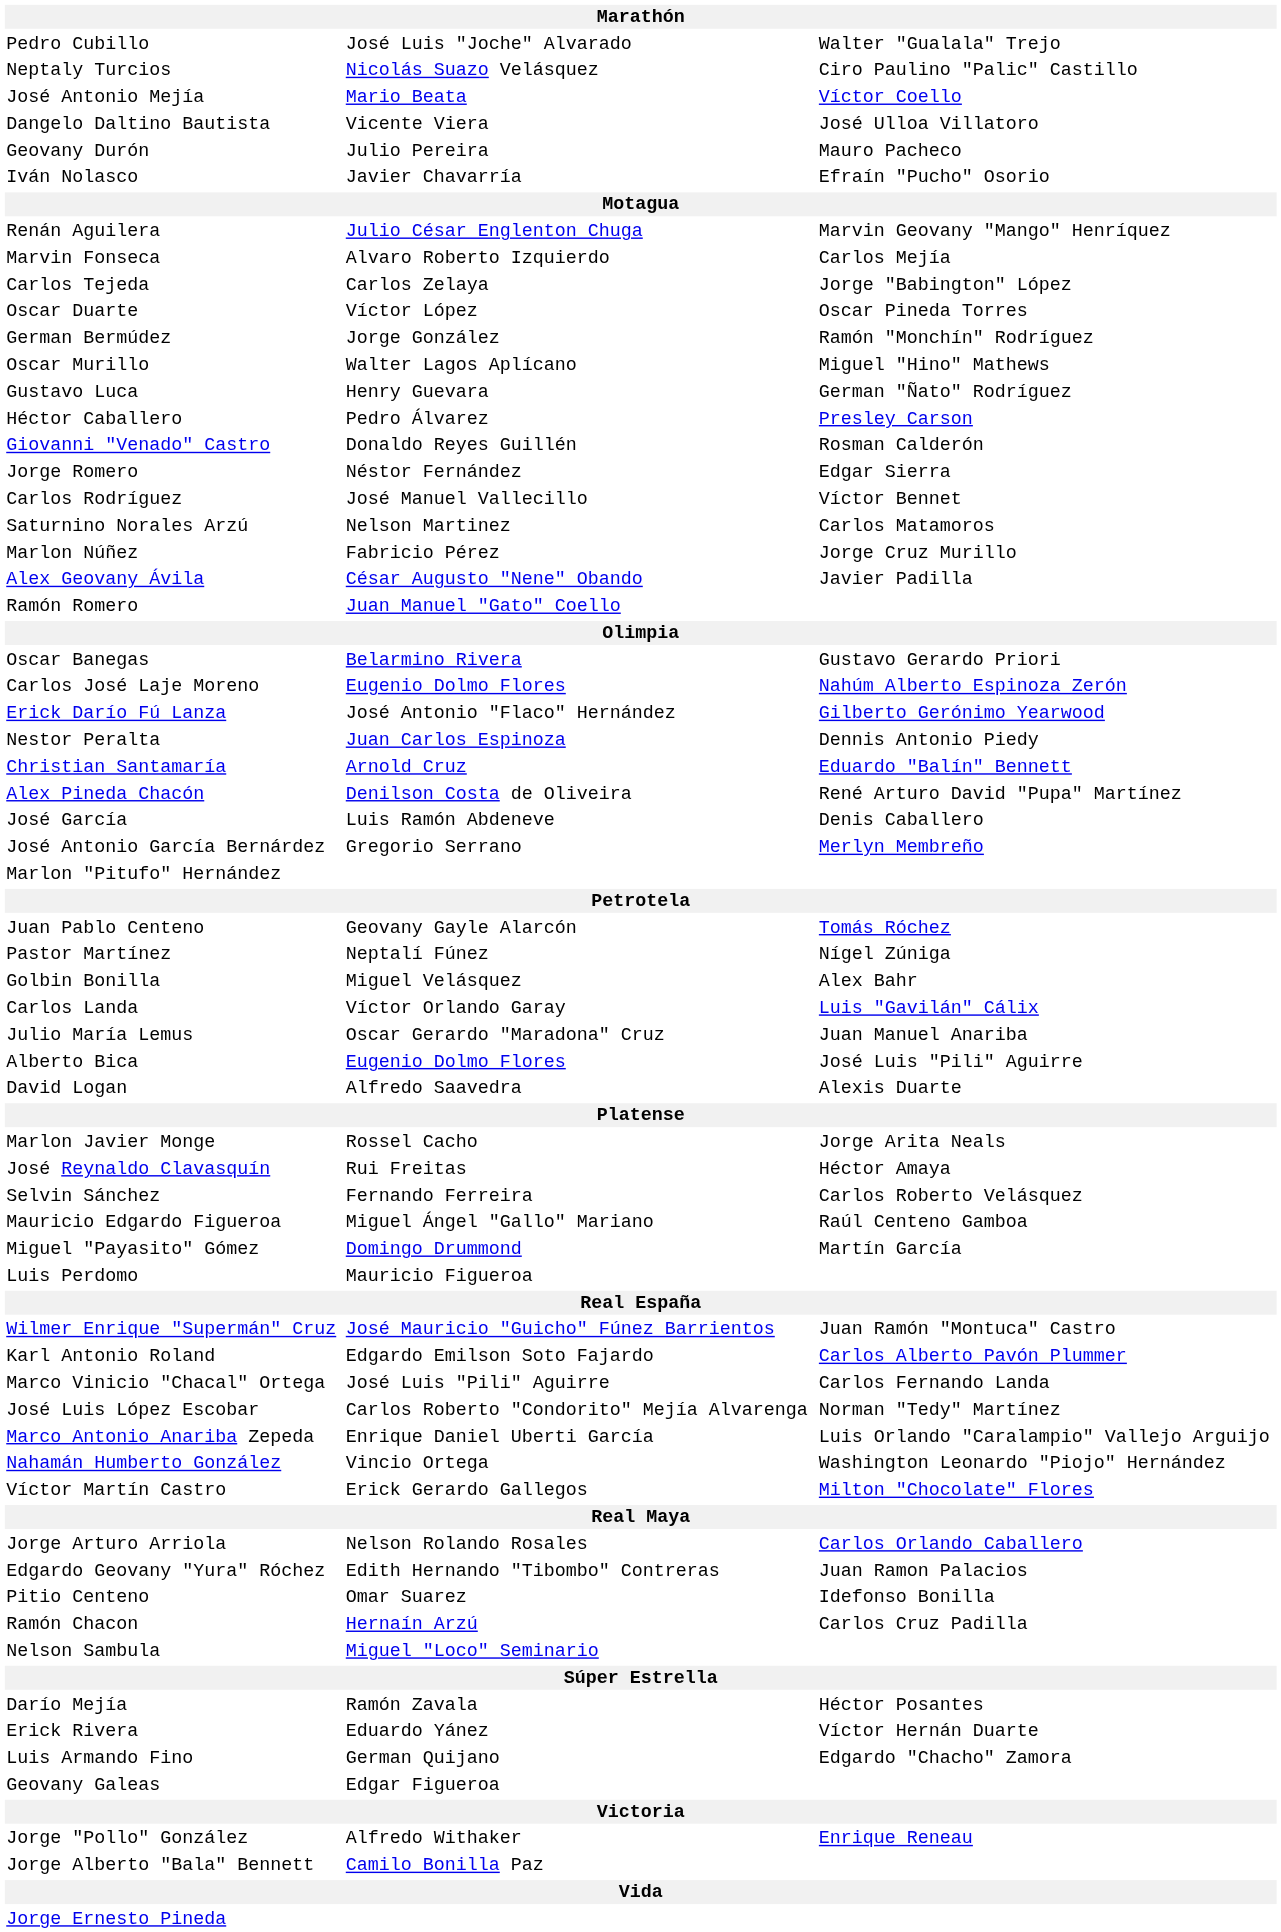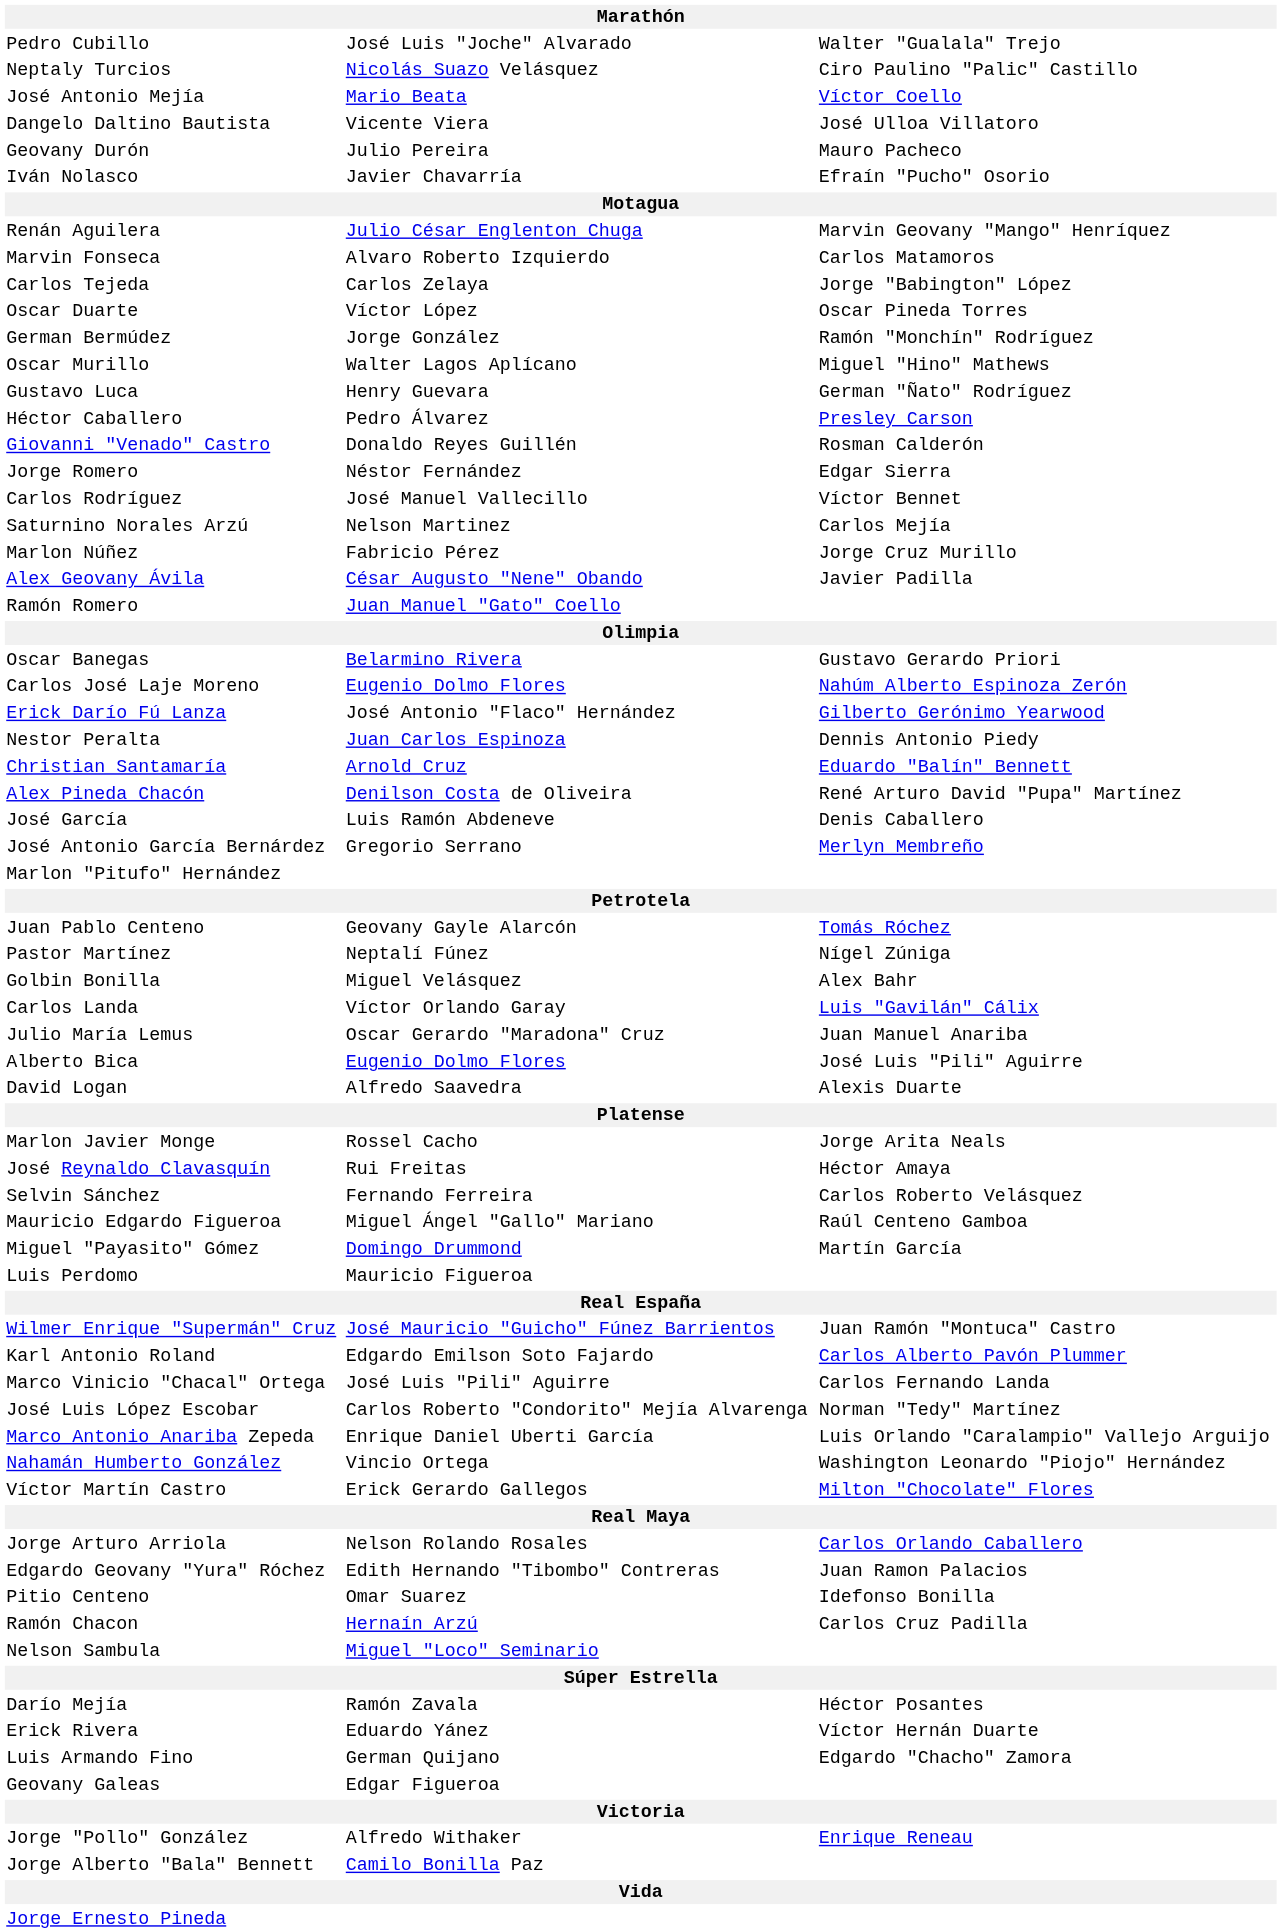(885, 258) Carlos Mejía -> (907, 258) Carlos Matamoros
(907, 526) Carlos Matamoros -> (885, 526) Carlos Mejía
